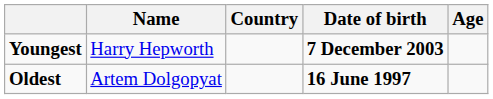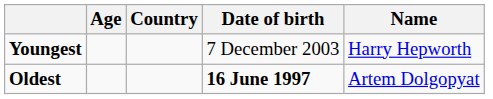columns swapped: (156, 19) <-> (468, 19)
(375, 49) bold -> (273, 49) normal
